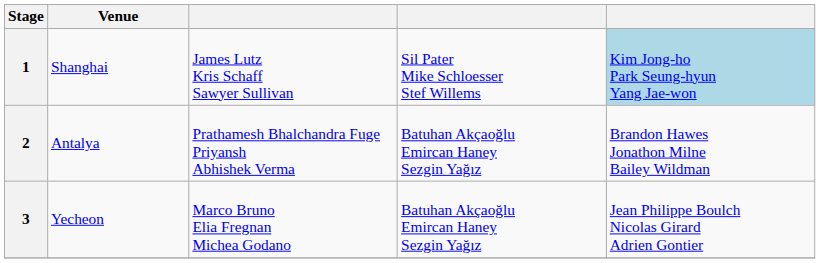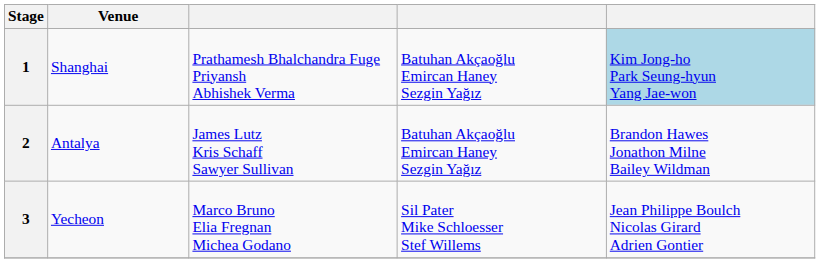(243, 75) James Lutz Kris Schaff Sawyer Sullivan -> (286, 75) Prathamesh Bhalchandra Fuge Priyansh Abhishek Verma
(452, 75) Sil Pater Mike Schloesser Stef Willems -> (458, 75) Batuhan Akçaoğlu Emircan Haney Sezgin Yağız
(286, 151) Prathamesh Bhalchandra Fuge Priyansh Abhishek Verma -> (243, 151) James Lutz Kris Schaff Sawyer Sullivan
(458, 228) Batuhan Akçaoğlu Emircan Haney Sezgin Yağız -> (452, 228) Sil Pater Mike Schloesser Stef Willems
